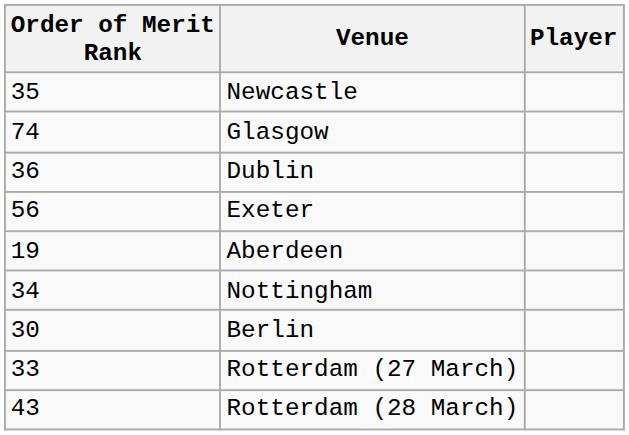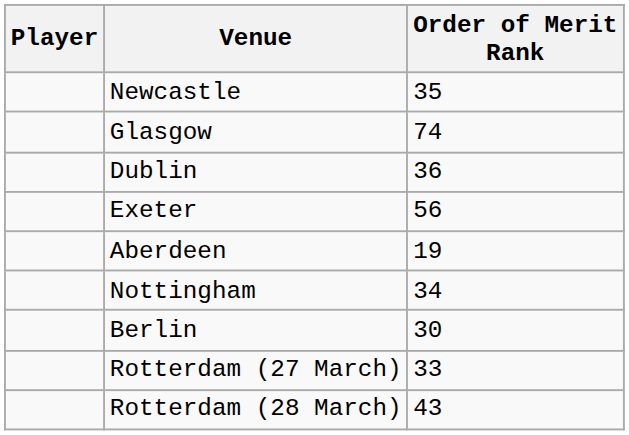columns swapped: (574, 39) <-> (113, 39)
